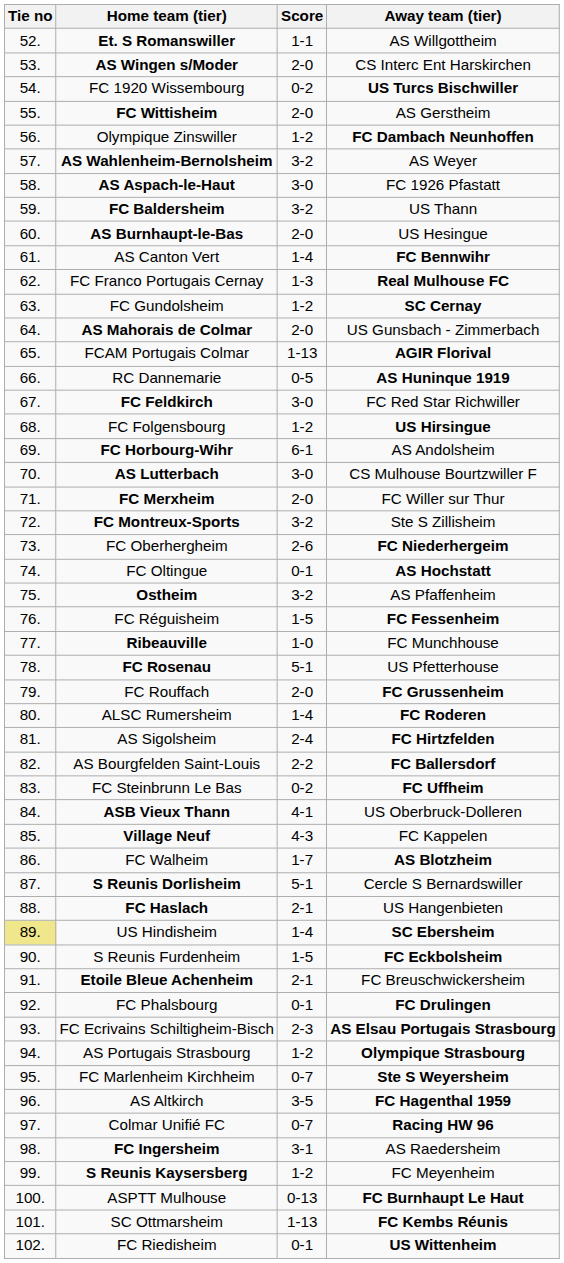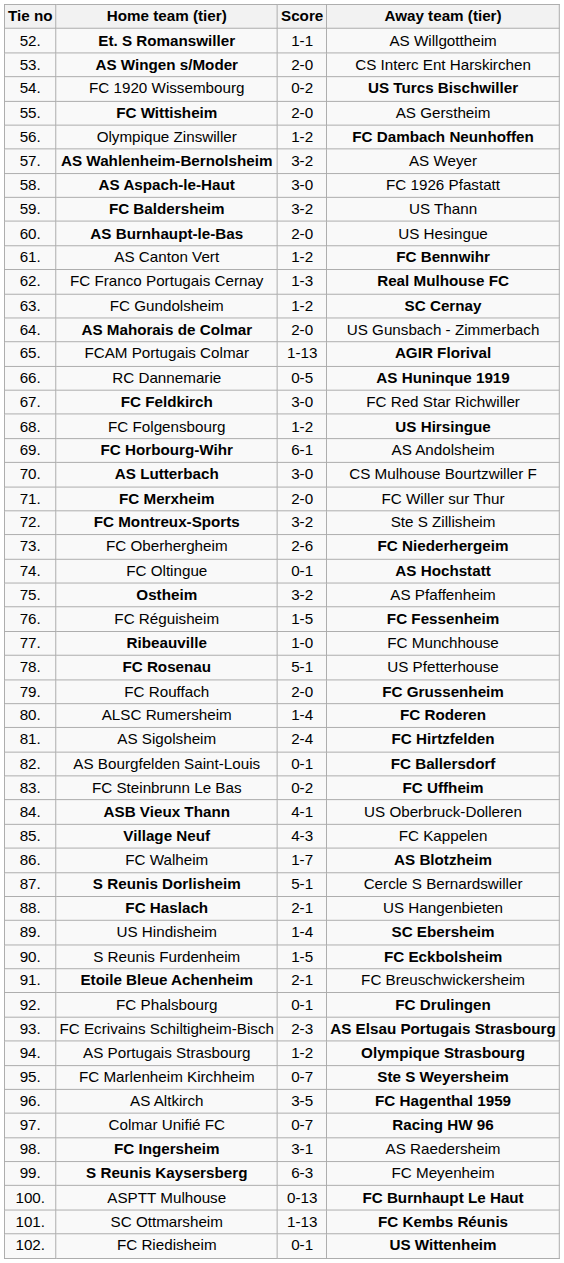(302, 257) 1-4 -> (302, 257) 1-2
(302, 763) 2-2 -> (302, 763) 0-1
(30, 932) khaki background -> (30, 932) no background
(302, 1173) 1-2 -> (302, 1173) 6-3
